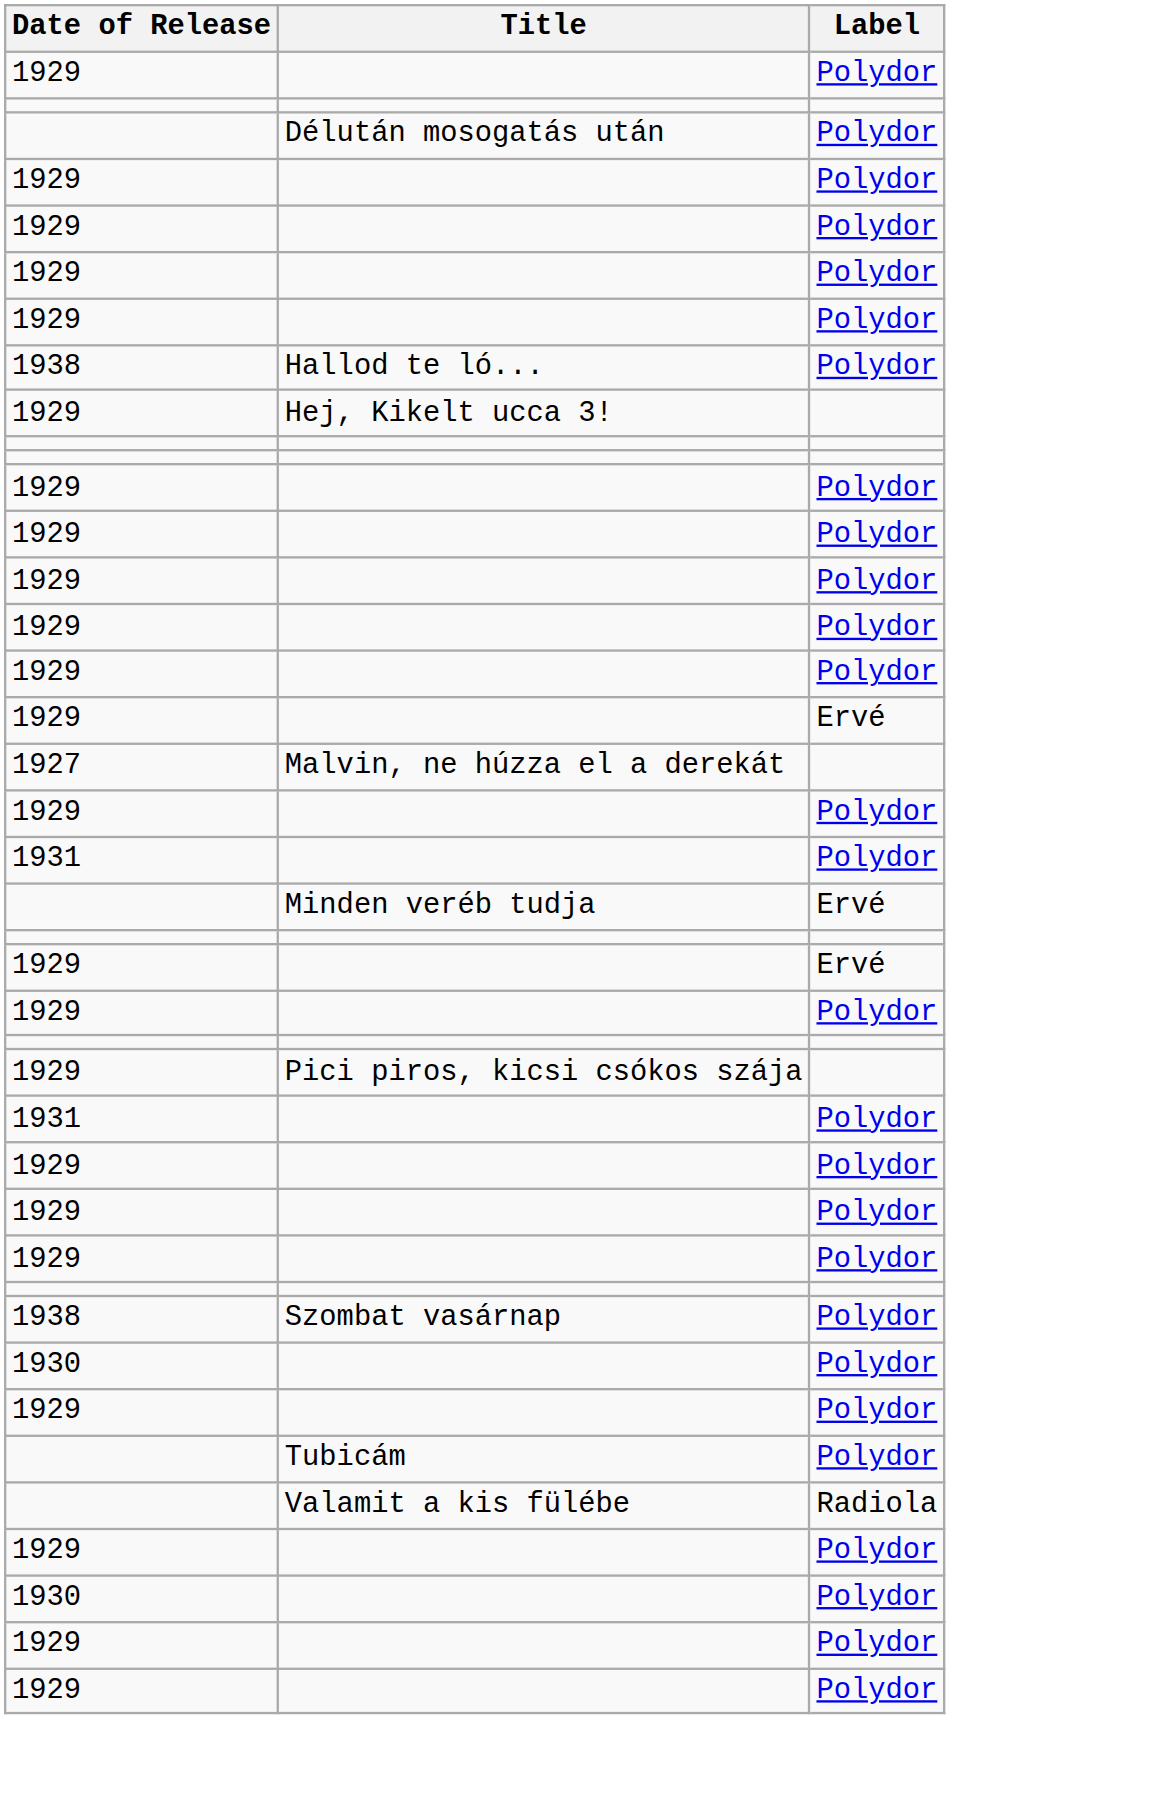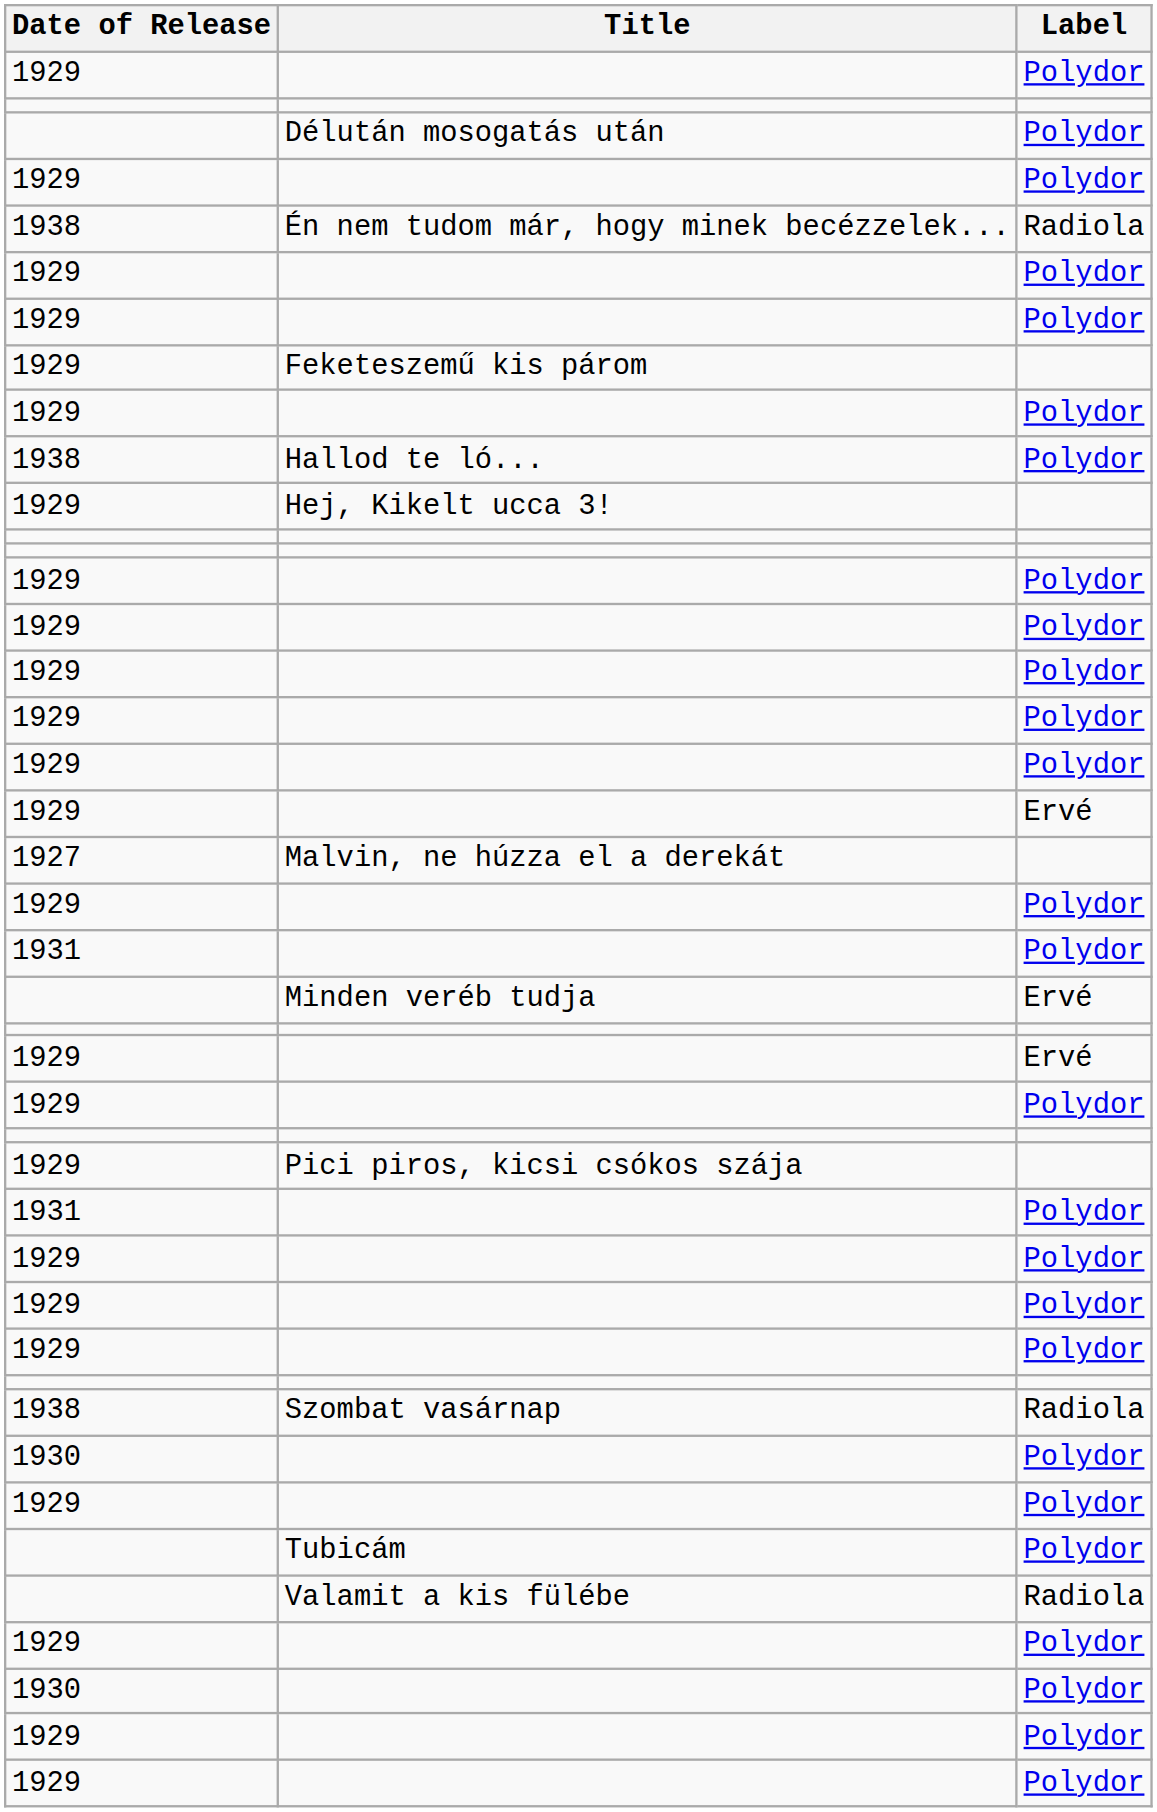+ row: (47, 228)
+ row: (47, 368)
(877, 1320) Polydor -> (1084, 1412) Radiola
